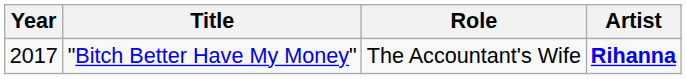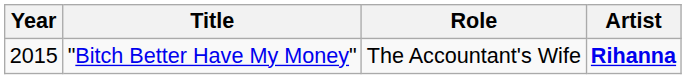(34, 55) 2017 -> (34, 55) 2015
